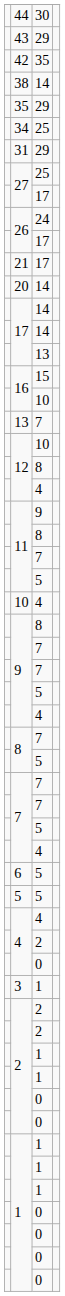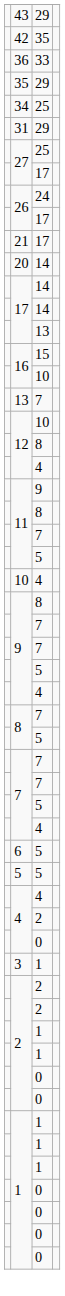- row: (21, 15)
- row: (21, 83)
+ row: (21, 60)
